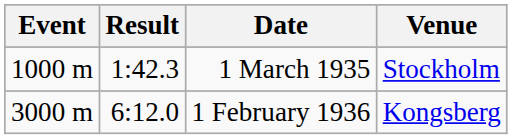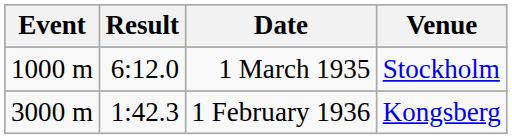(145, 68) 1:42.3 -> (145, 68) 6:12.0
(145, 111) 6:12.0 -> (145, 111) 1:42.3
